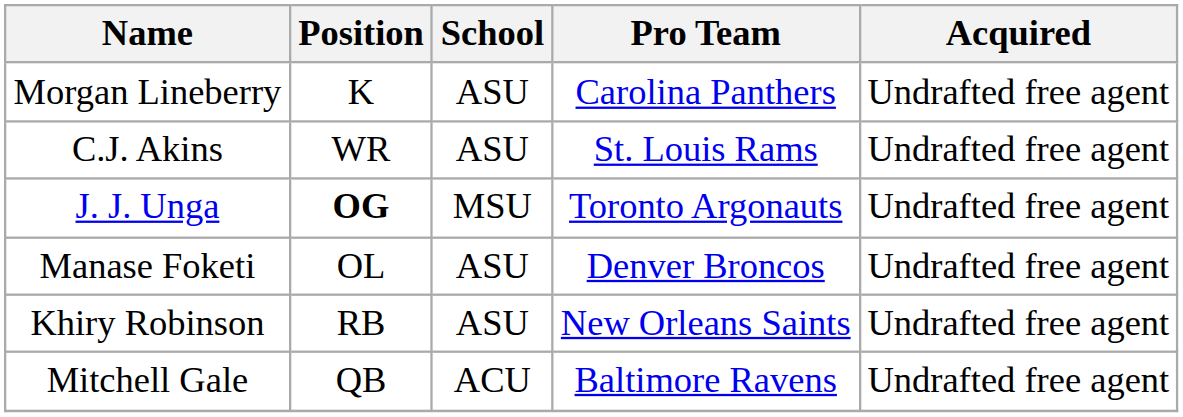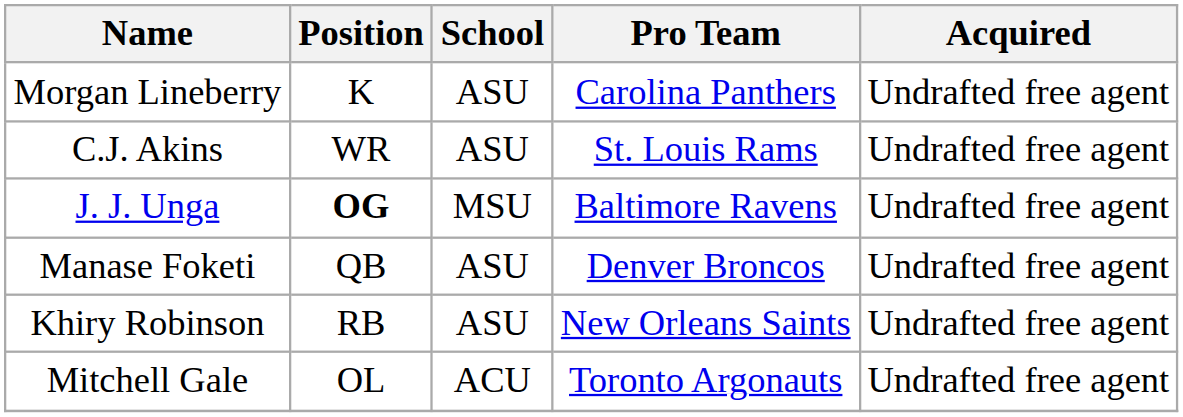(706, 206) Toronto Argonauts -> (706, 206) Baltimore Ravens
(361, 264) OL -> (361, 264) QB
(361, 380) QB -> (361, 380) OL
(706, 380) Baltimore Ravens -> (706, 380) Toronto Argonauts
